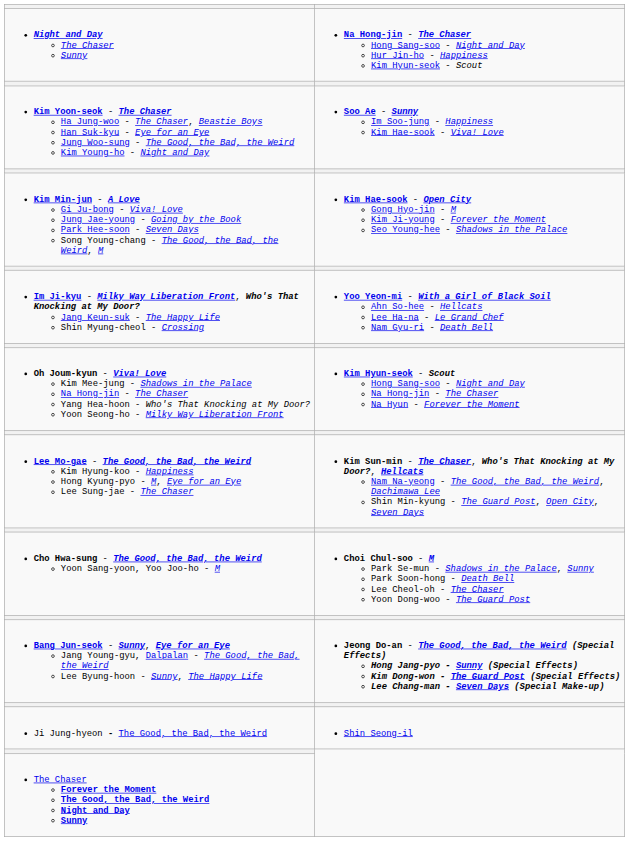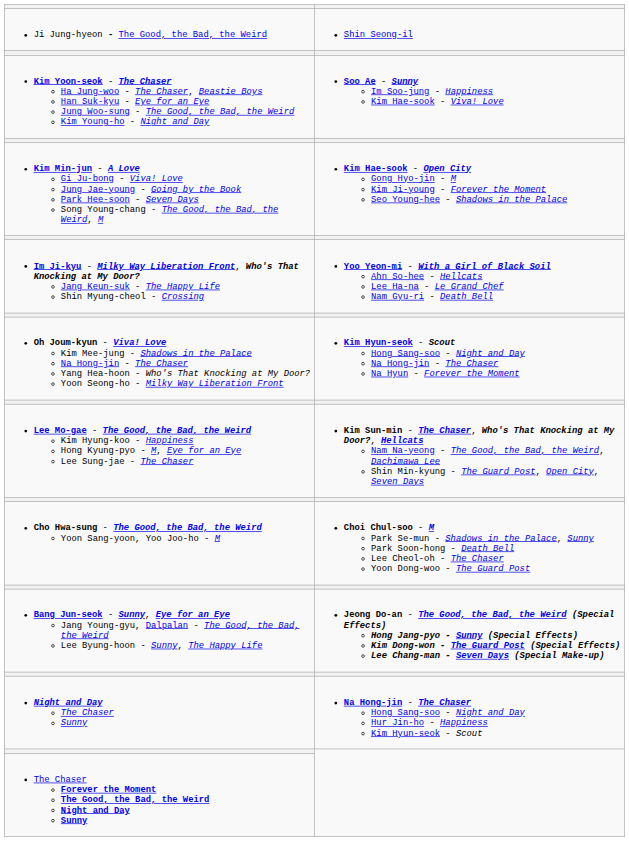rows swapped: (159, 45) <-> (159, 733)
